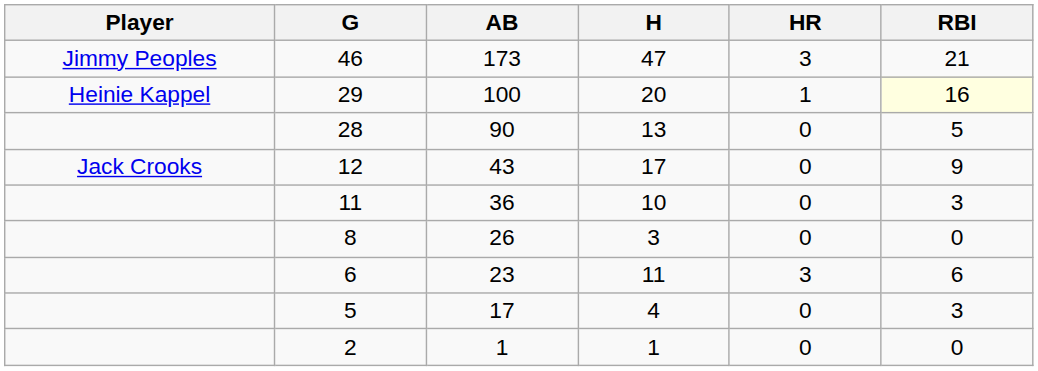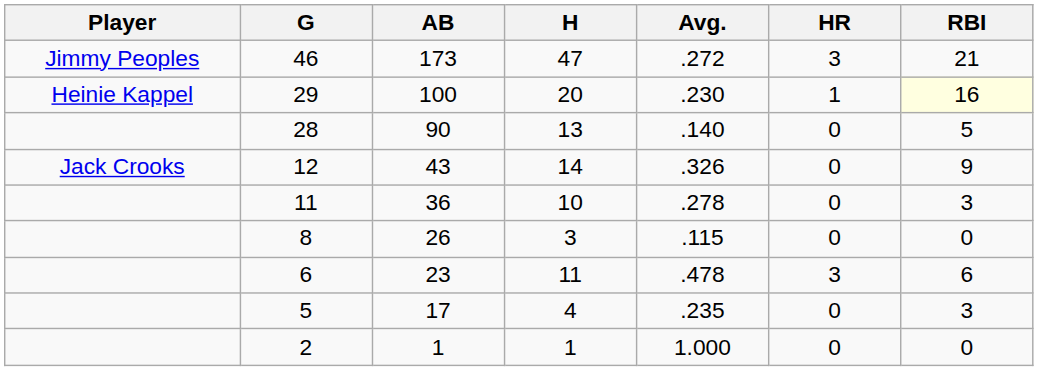+ column: (702, 22)
(654, 166) 17 -> (570, 166) 14
